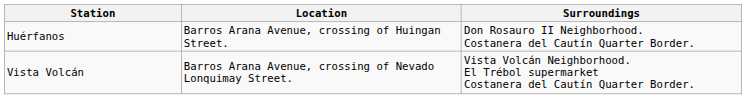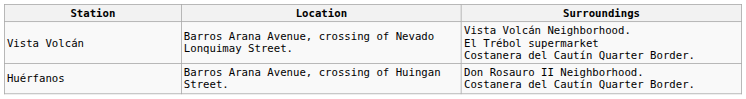rows swapped: (45, 72) <-> (36, 37)
